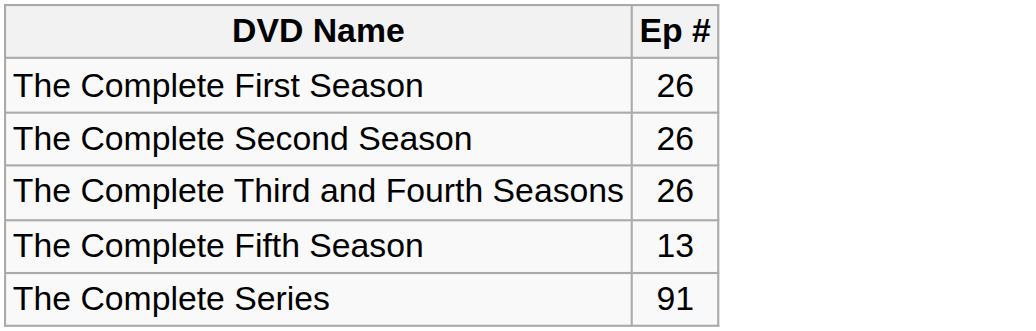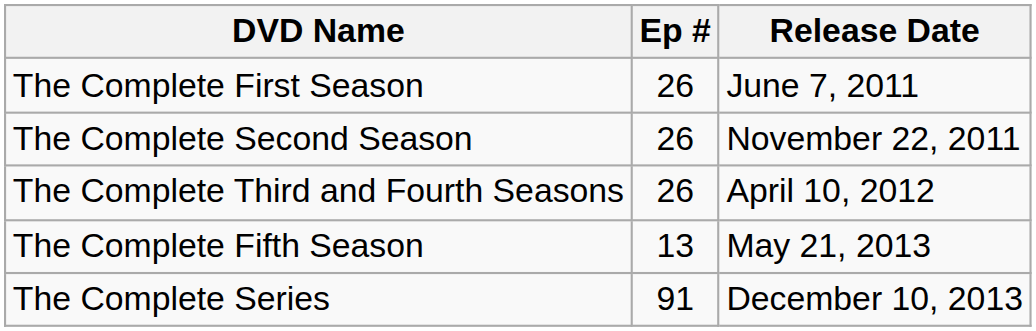+ column: (875, 31)
